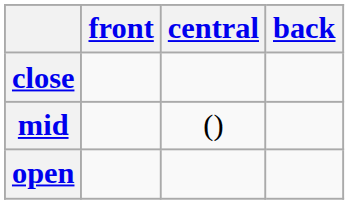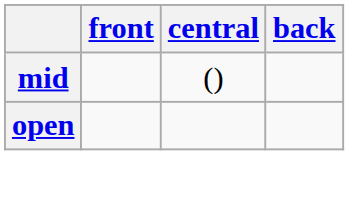- row: (43, 76)
